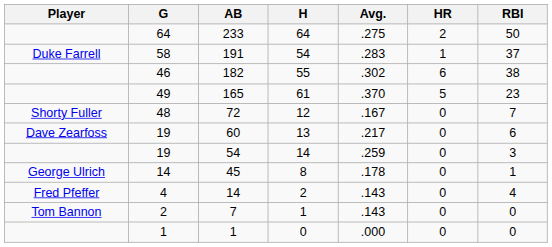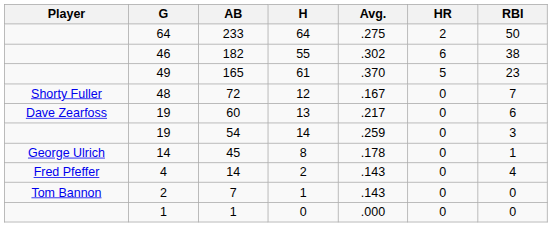- row: (233, 53)
